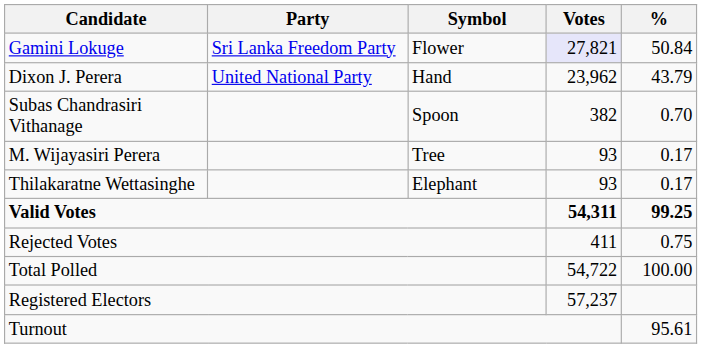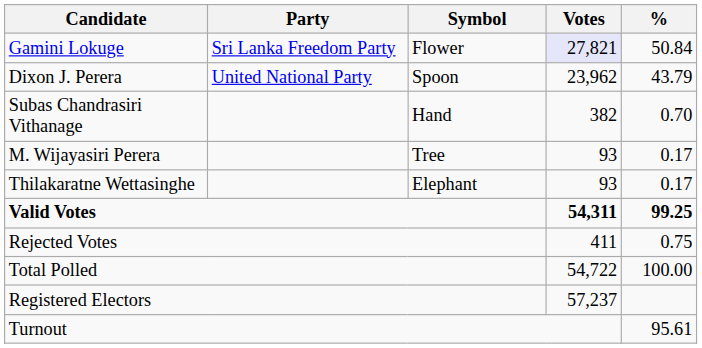(432, 76) Hand -> (435, 76) Spoon
(435, 116) Spoon -> (432, 116) Hand
